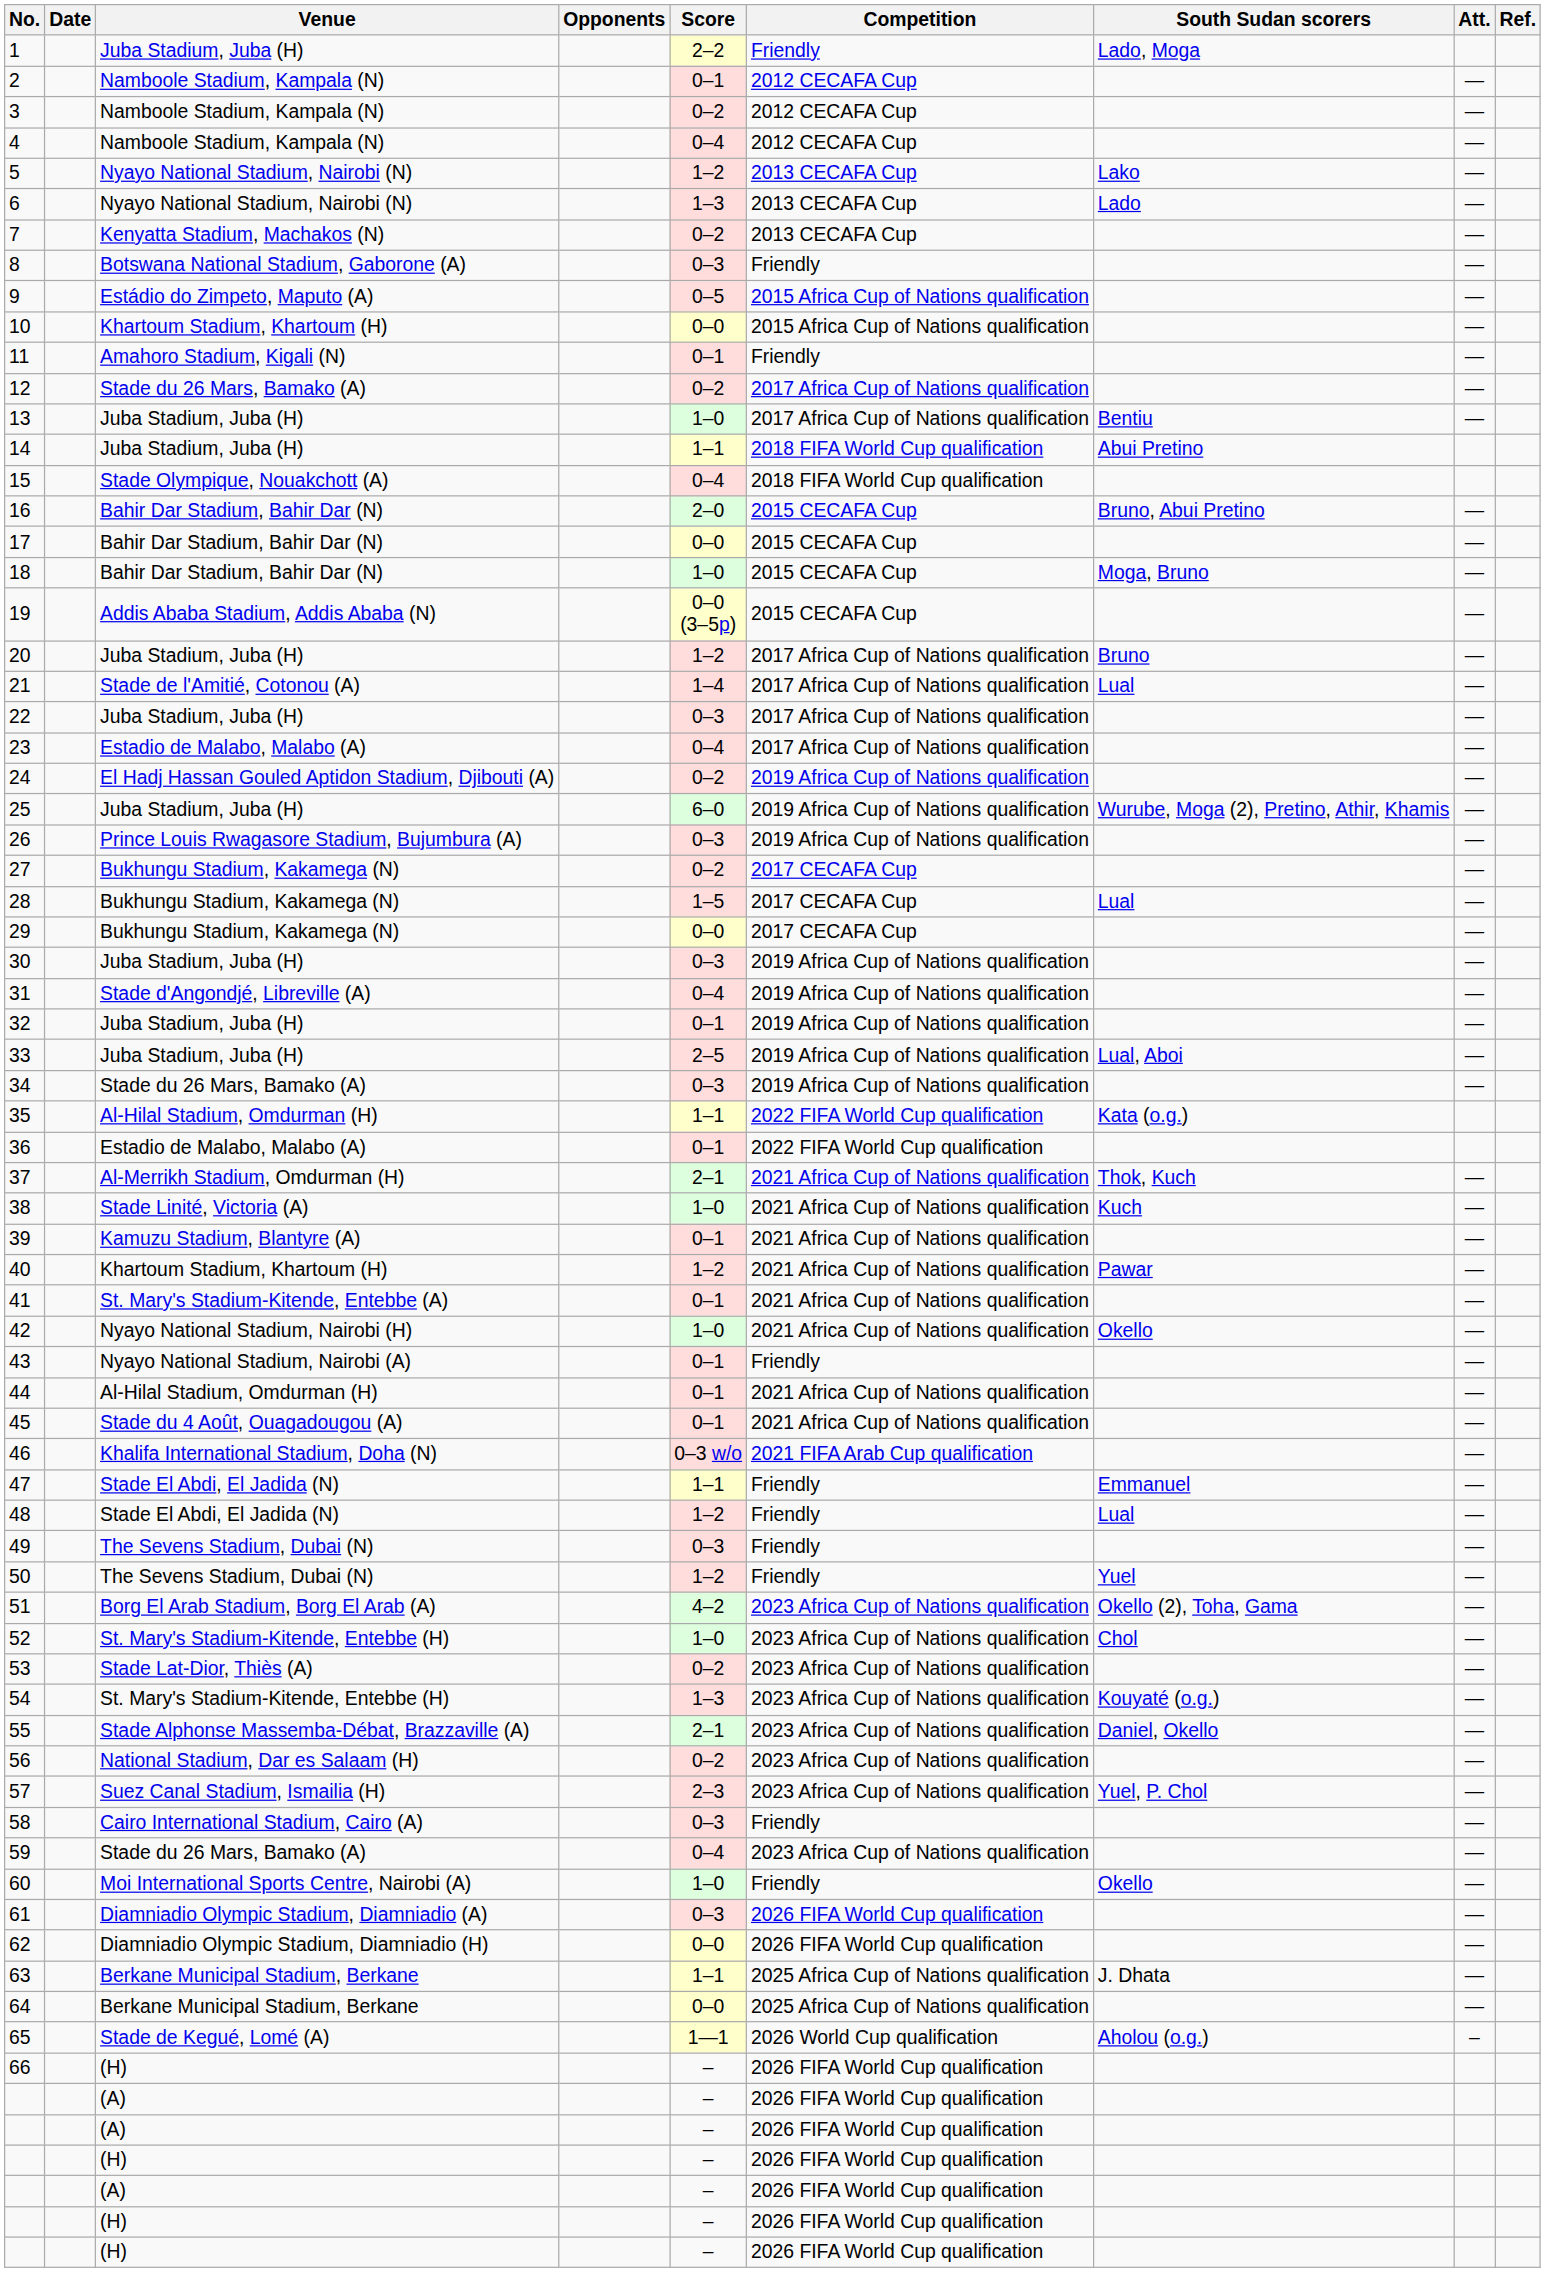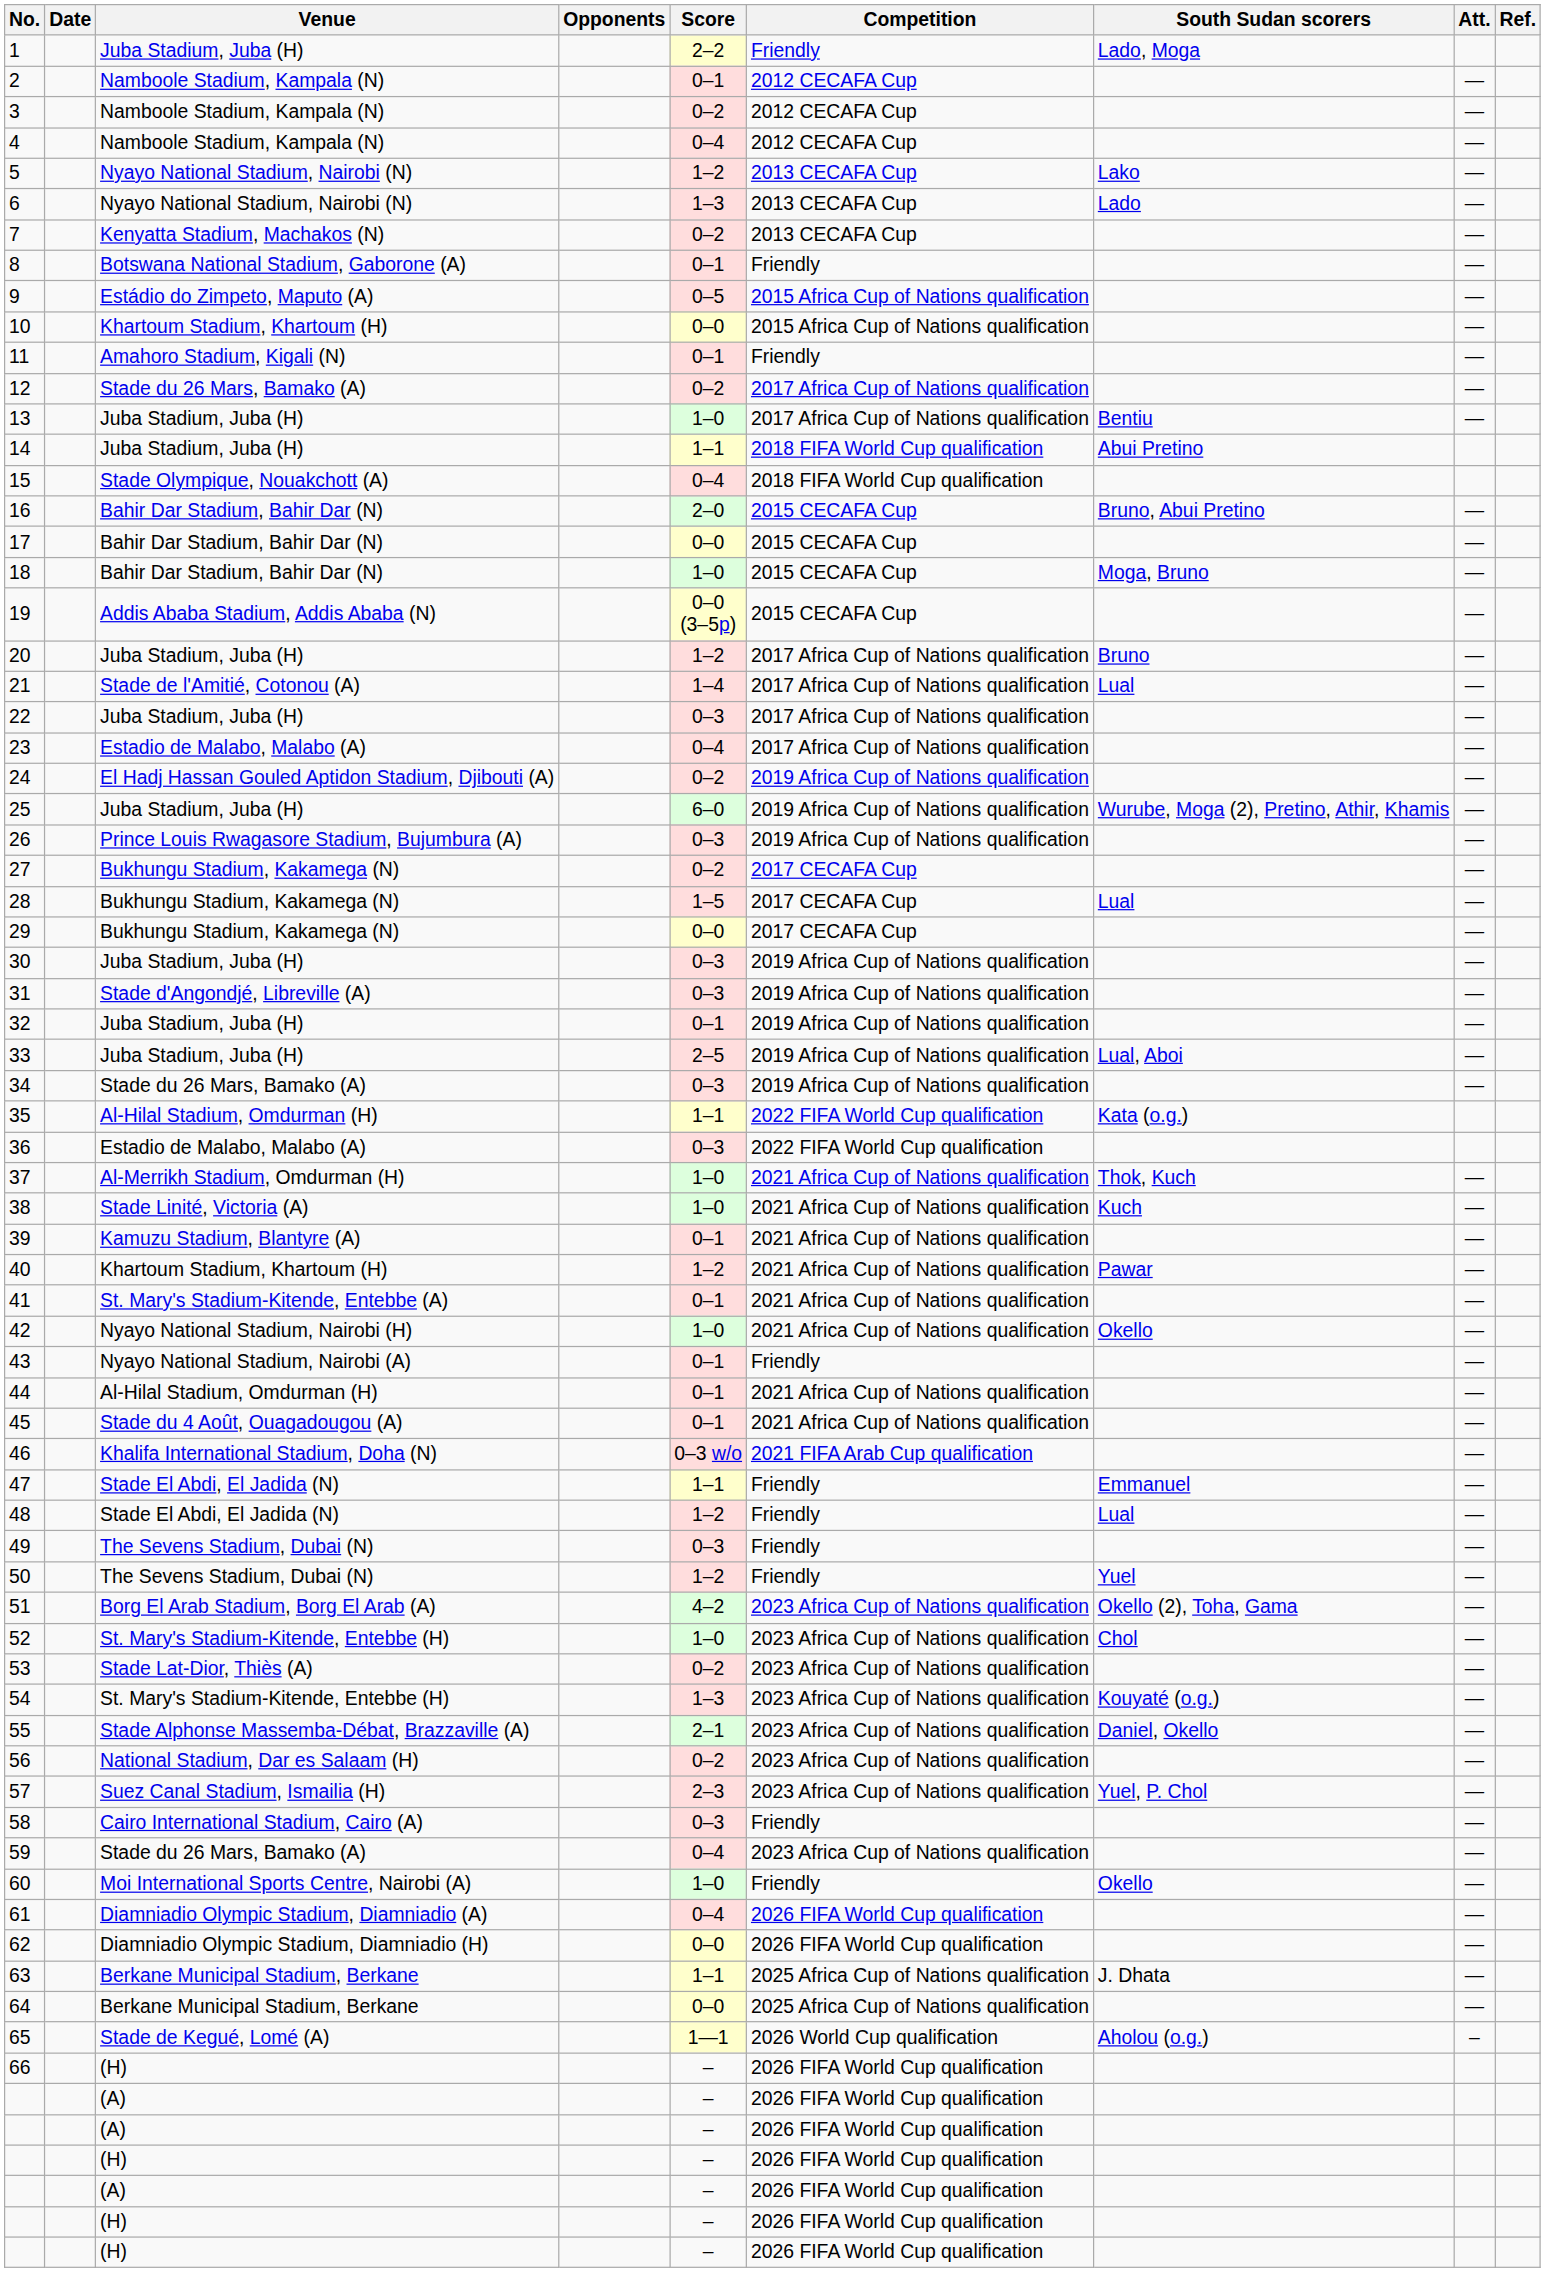(708, 265) 0–3 -> (708, 265) 0–1
(708, 993) 0–4 -> (708, 993) 0–3
(708, 1146) 0–1 -> (708, 1146) 0–3
(708, 1177) 2–1 -> (708, 1177) 1–0
(708, 1914) 0–3 -> (708, 1914) 0–4
